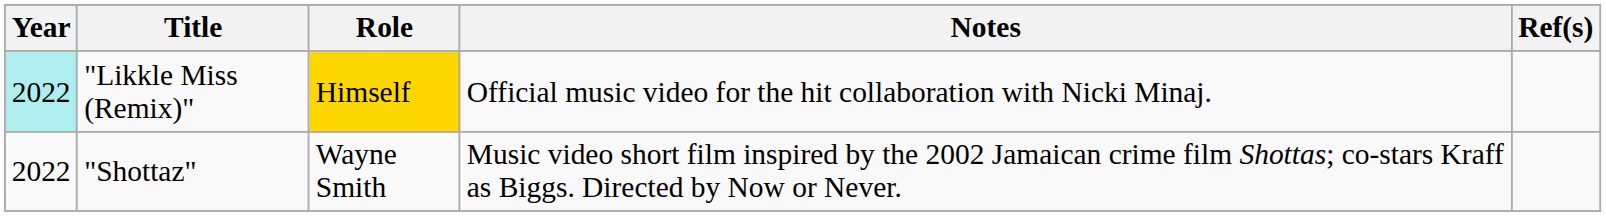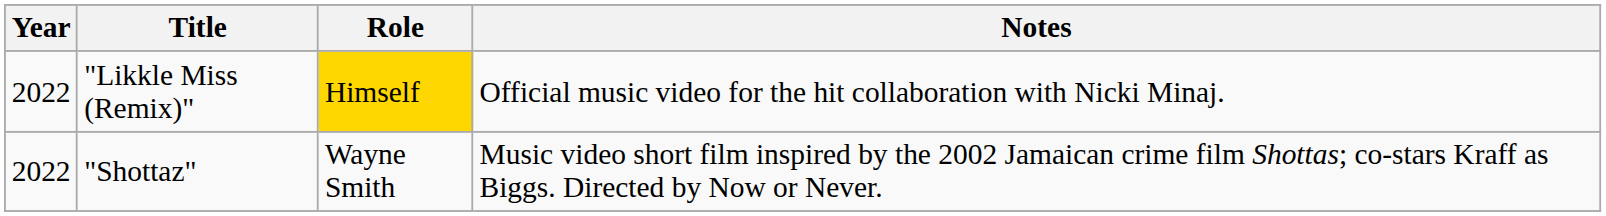- column: (1556, 27)
(41, 91) paleturquoise background -> (41, 91) no background
